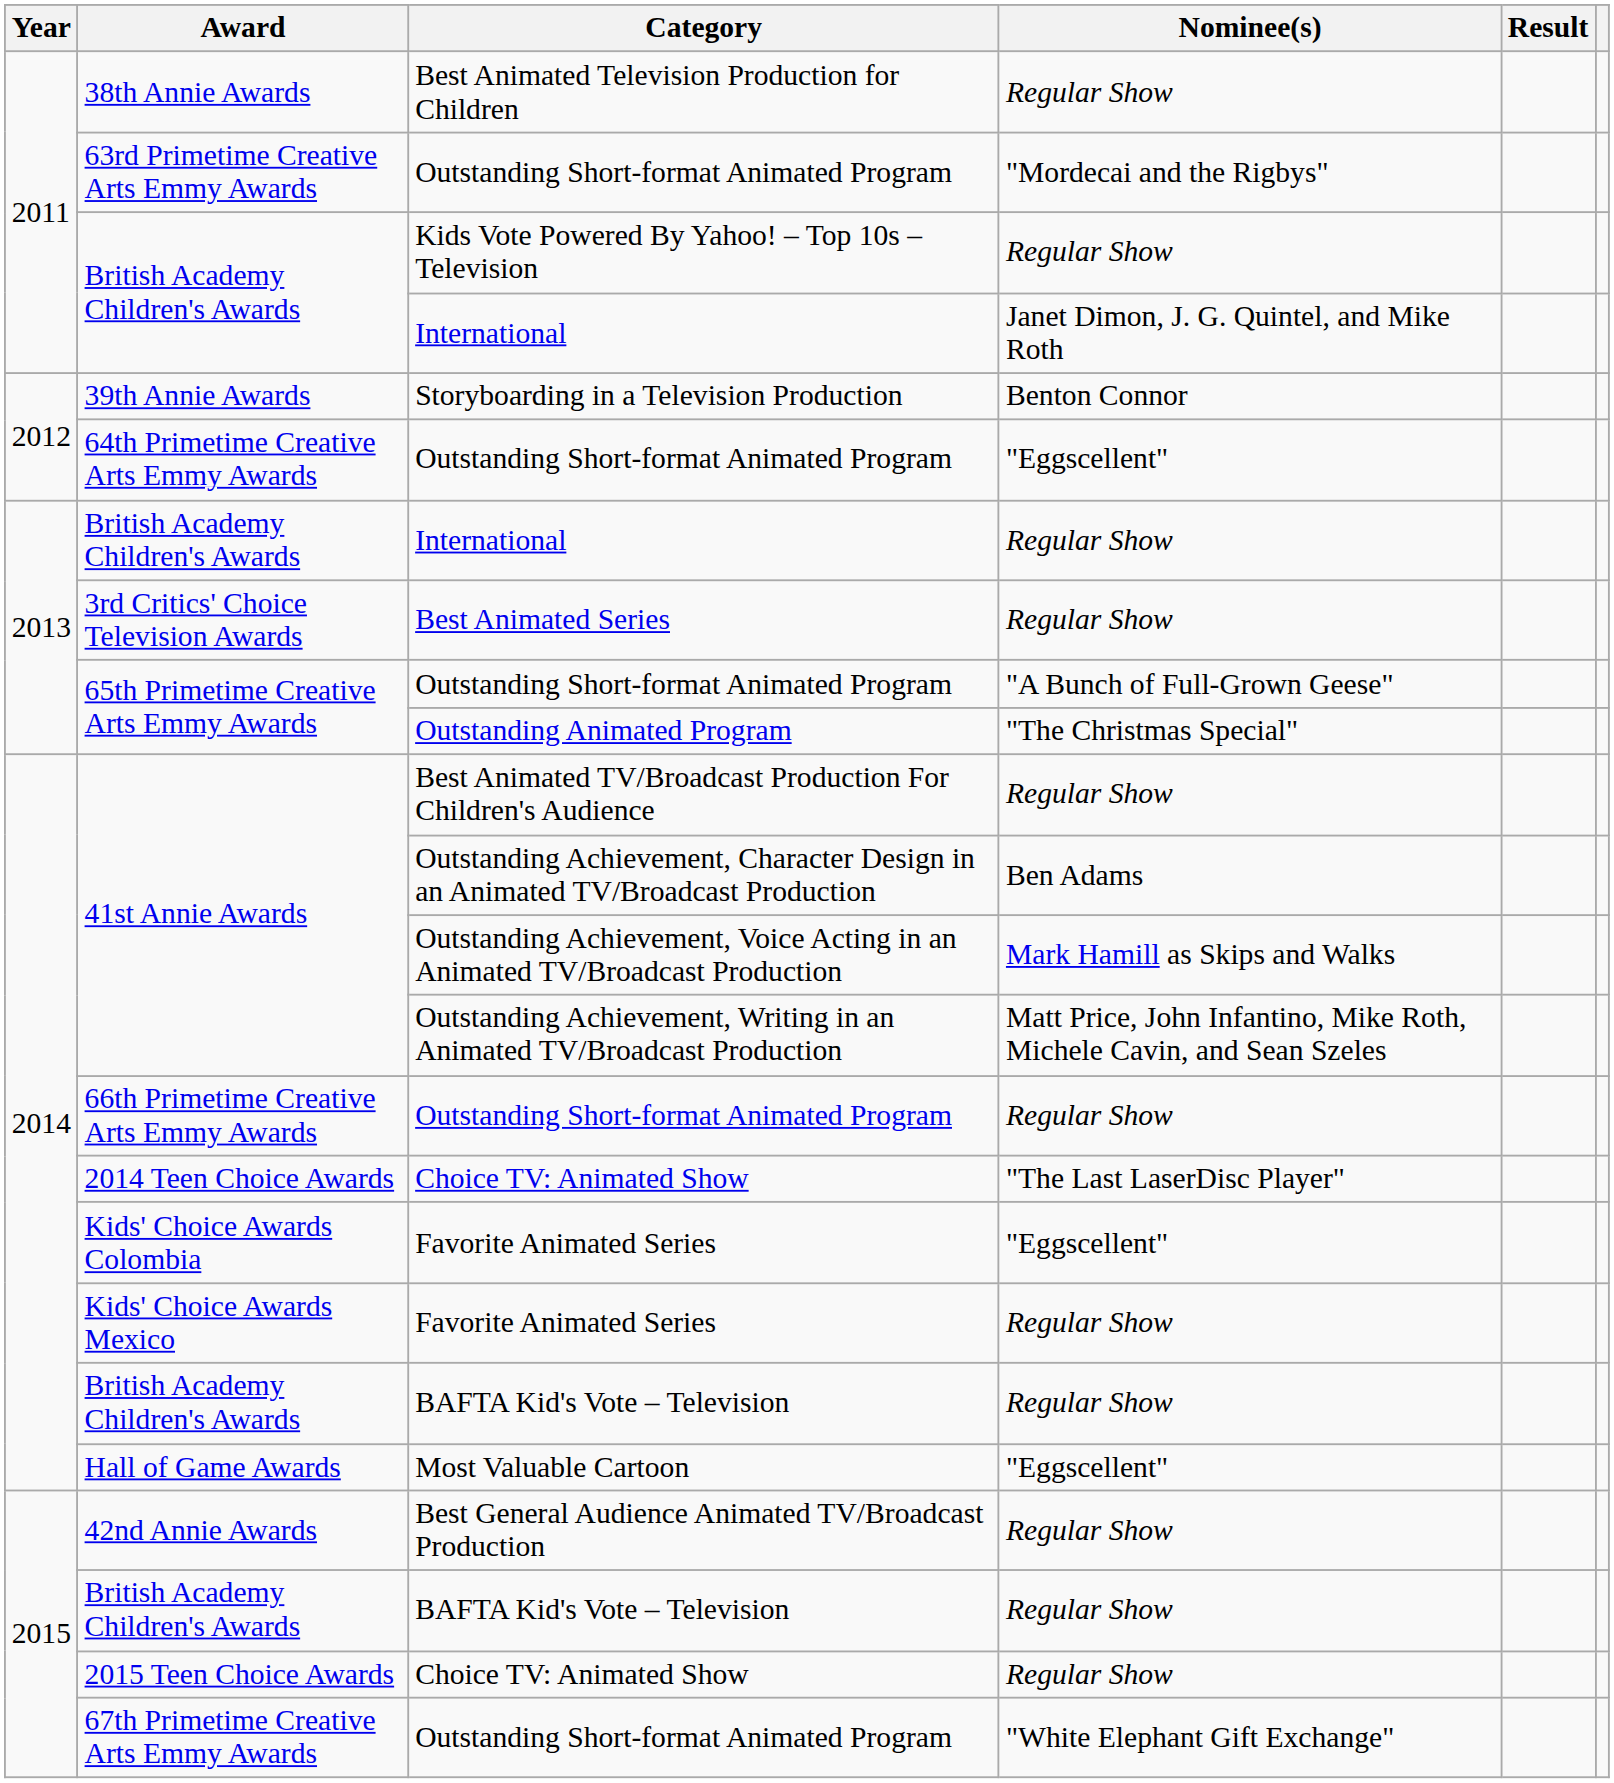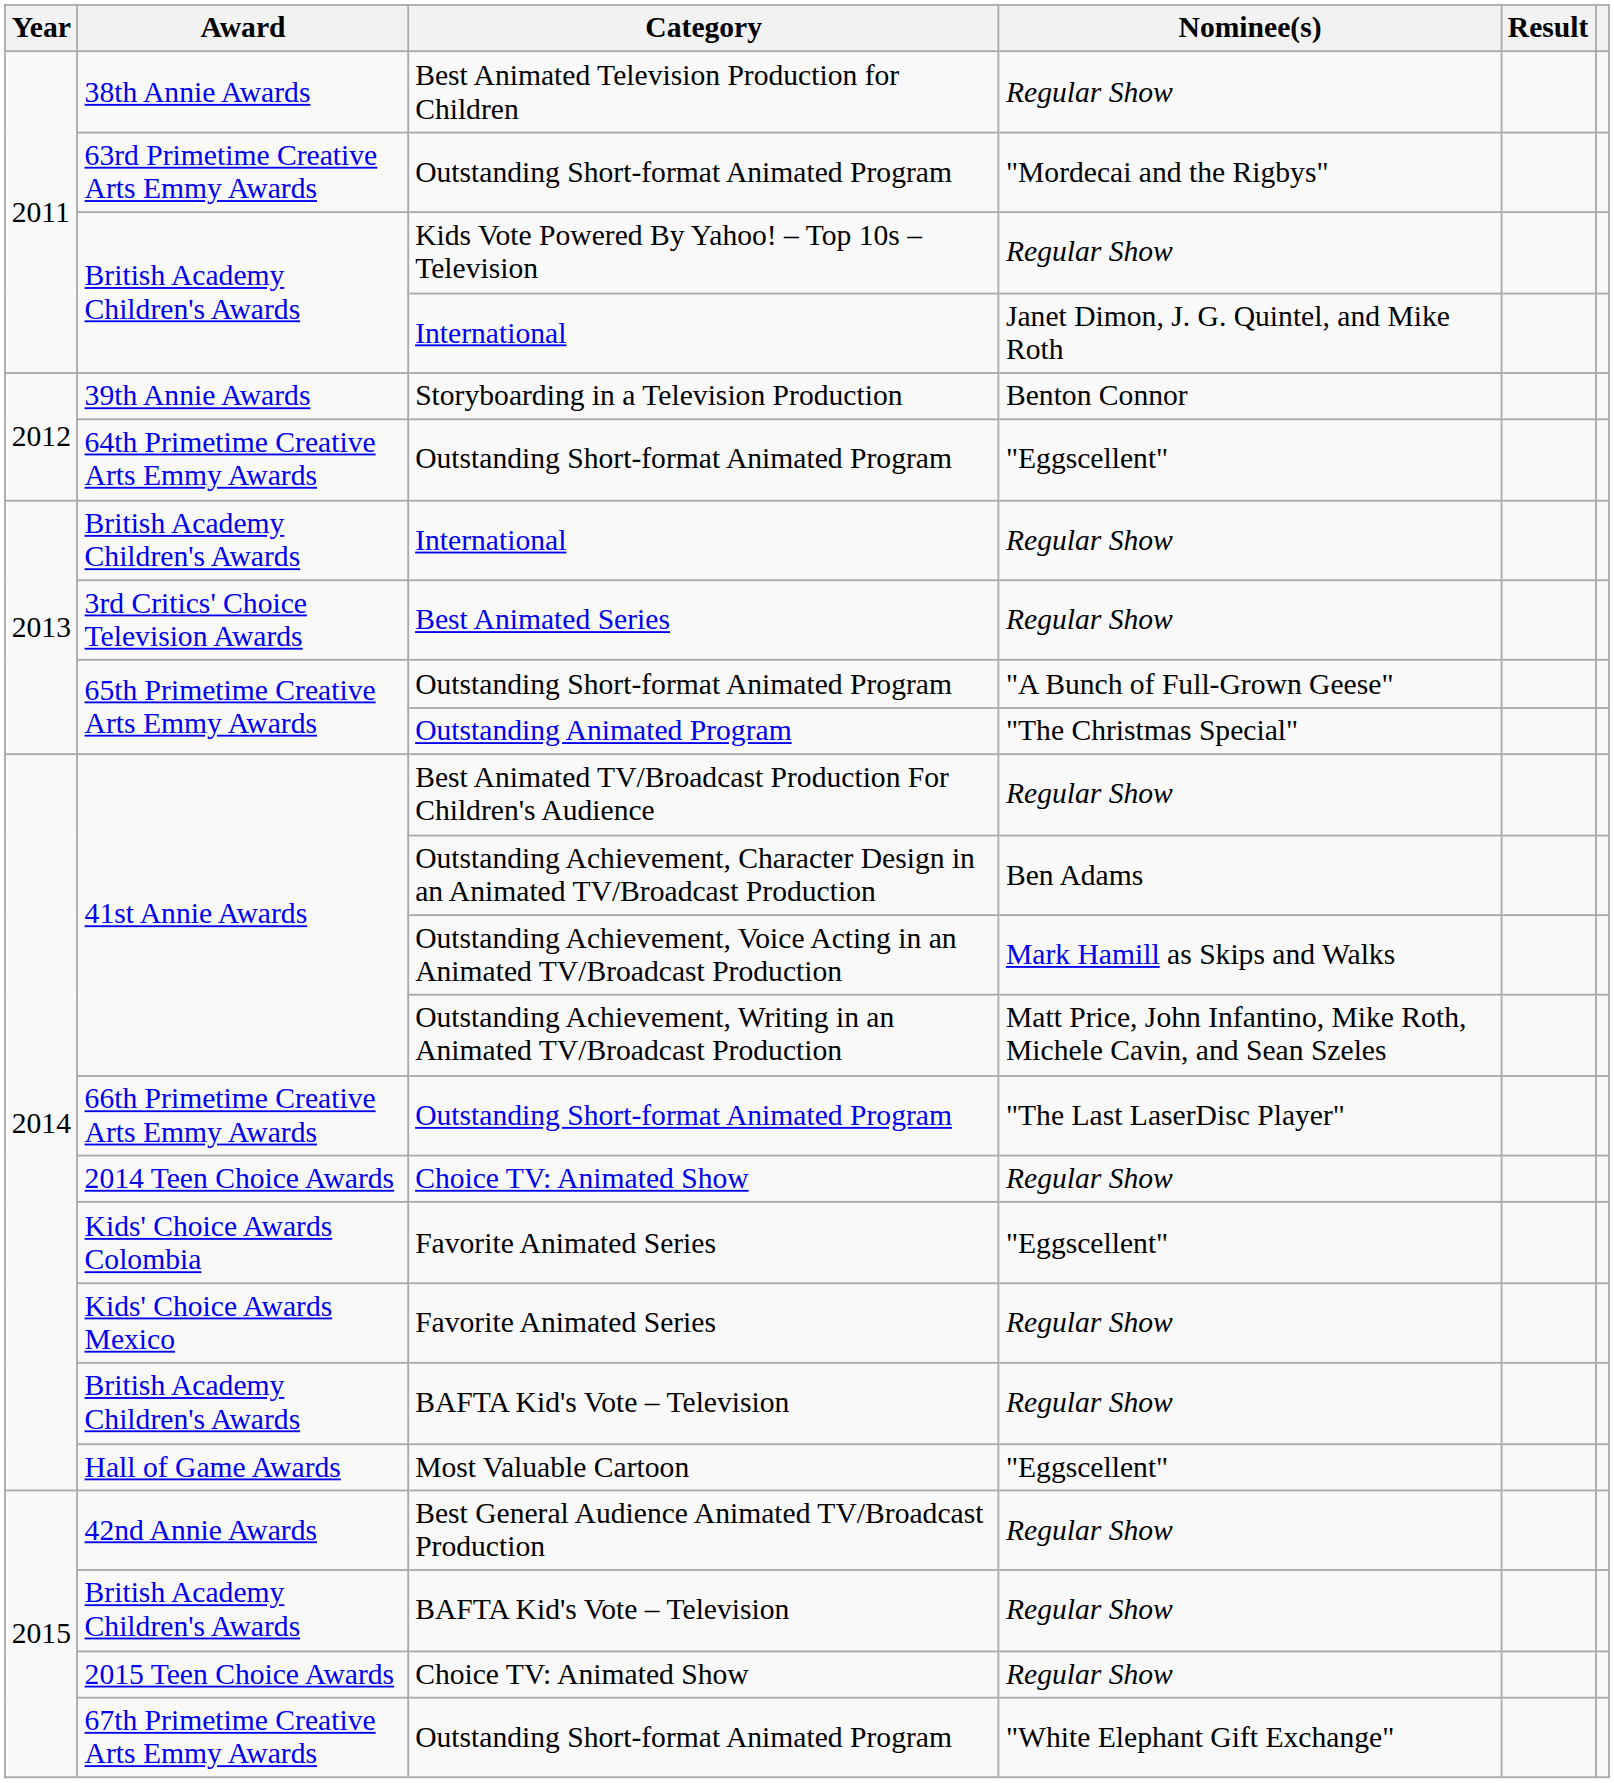(1089, 1115) Regular Show -> (1175, 1115) "The Last LaserDisc Player"
(1175, 1178) "The Last LaserDisc Player" -> (1089, 1178) Regular Show
